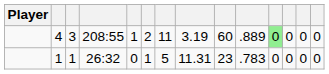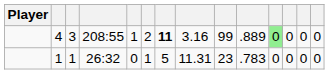(165, 36) normal -> (165, 36) bold
(195, 36) 3.19 -> (195, 36) 3.16
(225, 36) 60 -> (225, 36) 99
